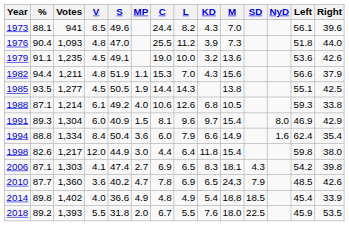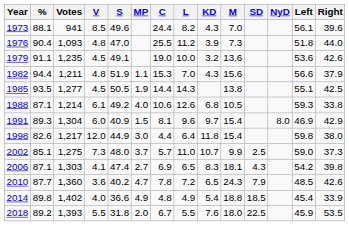- row: (17, 136)
+ row: (17, 151)
(188, 182) 6.9 -> (188, 182) 7.2
